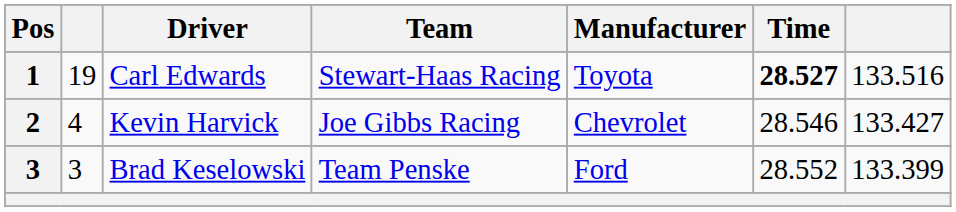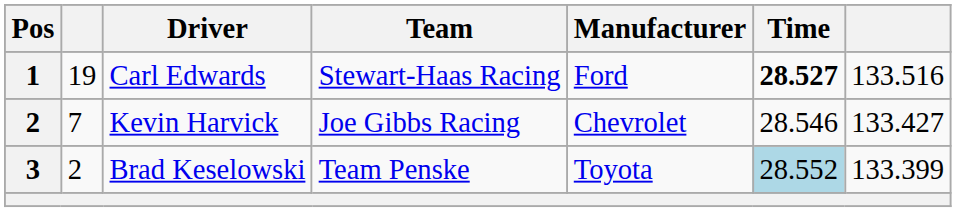(613, 75) Toyota -> (601, 75) Ford
(75, 122) 4 -> (75, 122) 7
(75, 169) 3 -> (75, 169) 2
(601, 169) Ford -> (613, 169) Toyota
(799, 169) no background -> (799, 169) lightblue background
